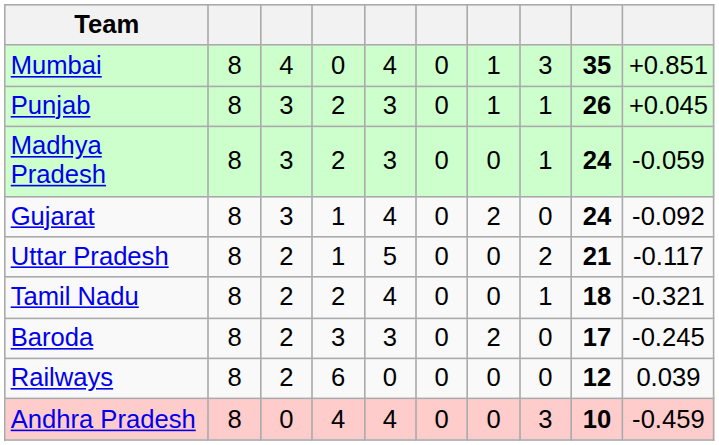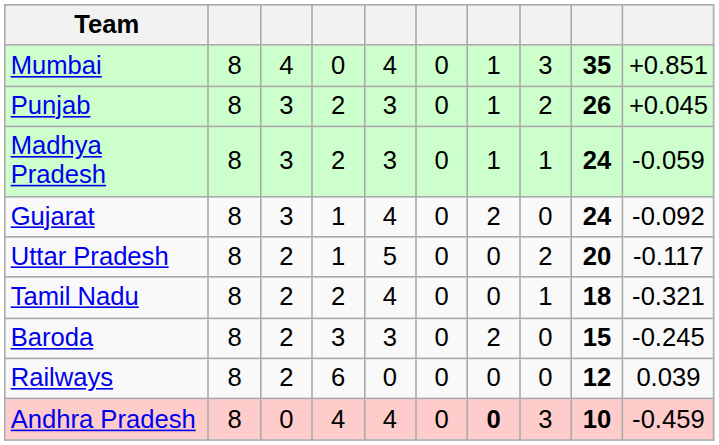(545, 106) 1 -> (545, 106) 2
(494, 161) 0 -> (494, 161) 1
(597, 256) 21 -> (597, 256) 20
(597, 337) 17 -> (597, 337) 15
(494, 418) normal -> (494, 418) bold
